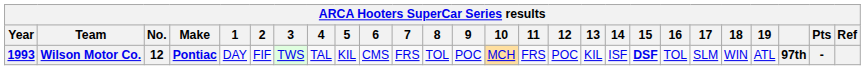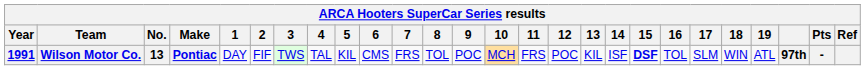(21, 55) 1993 -> (21, 55) 1991
(157, 55) 12 -> (157, 55) 13
